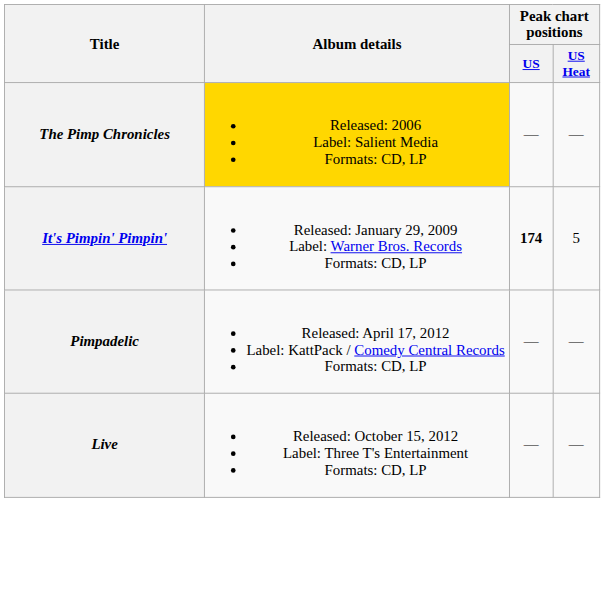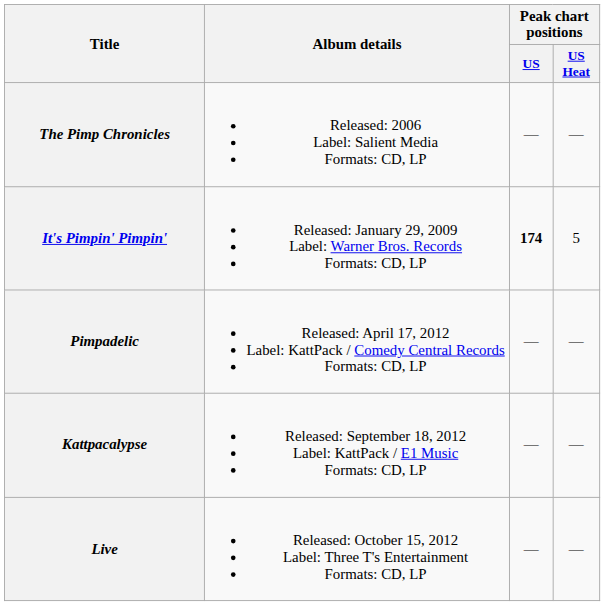(357, 143) gold background -> (357, 143) no background
+ row: (105, 445)
